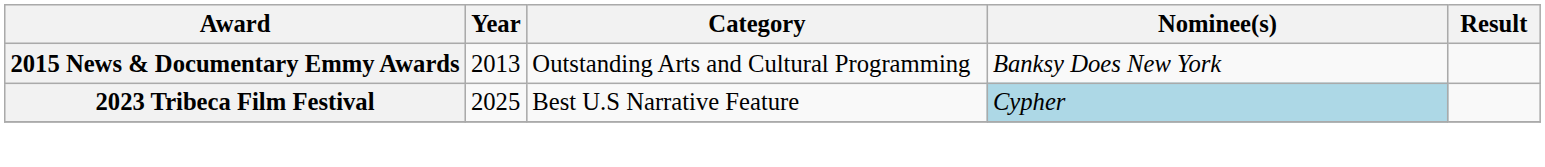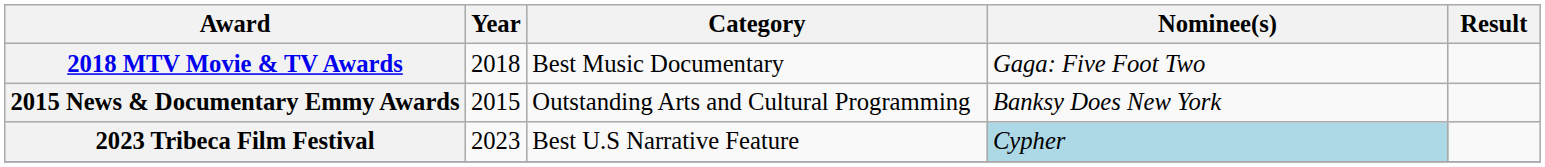+ row: (235, 63)
(496, 63) 2013 -> (496, 102) 2015
(496, 102) 2025 -> (496, 141) 2023
